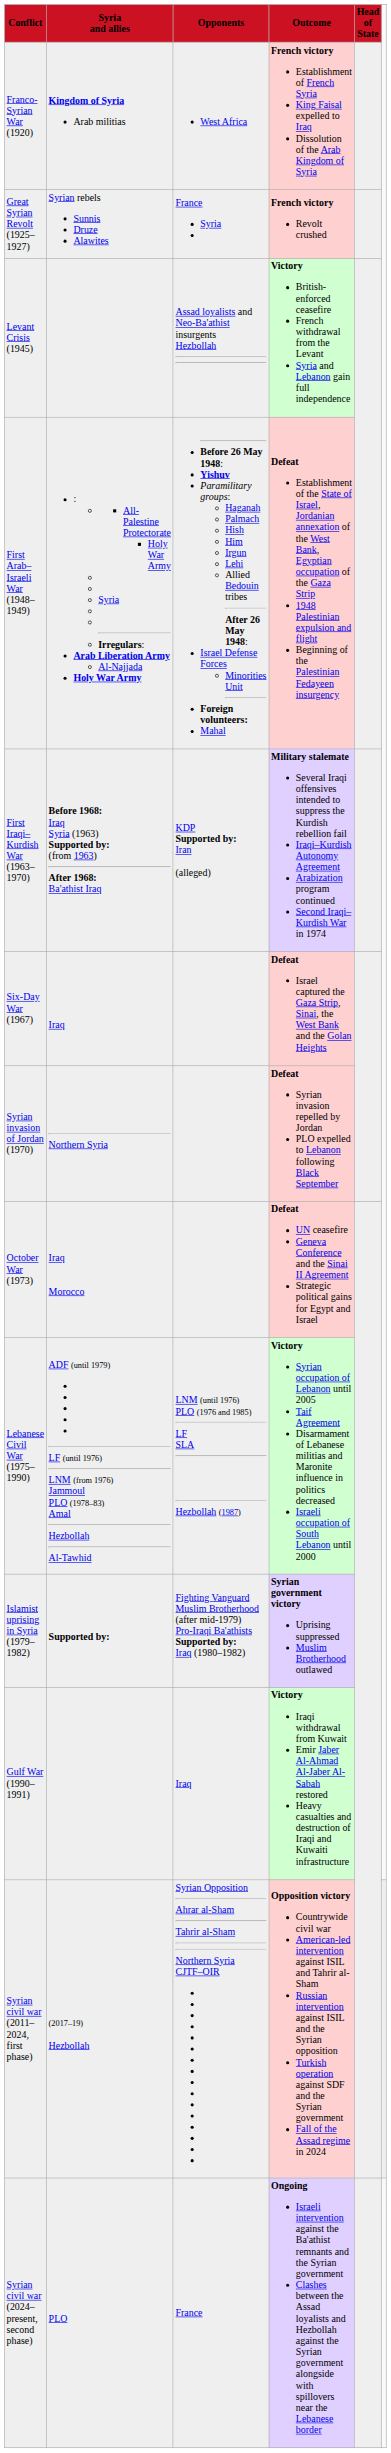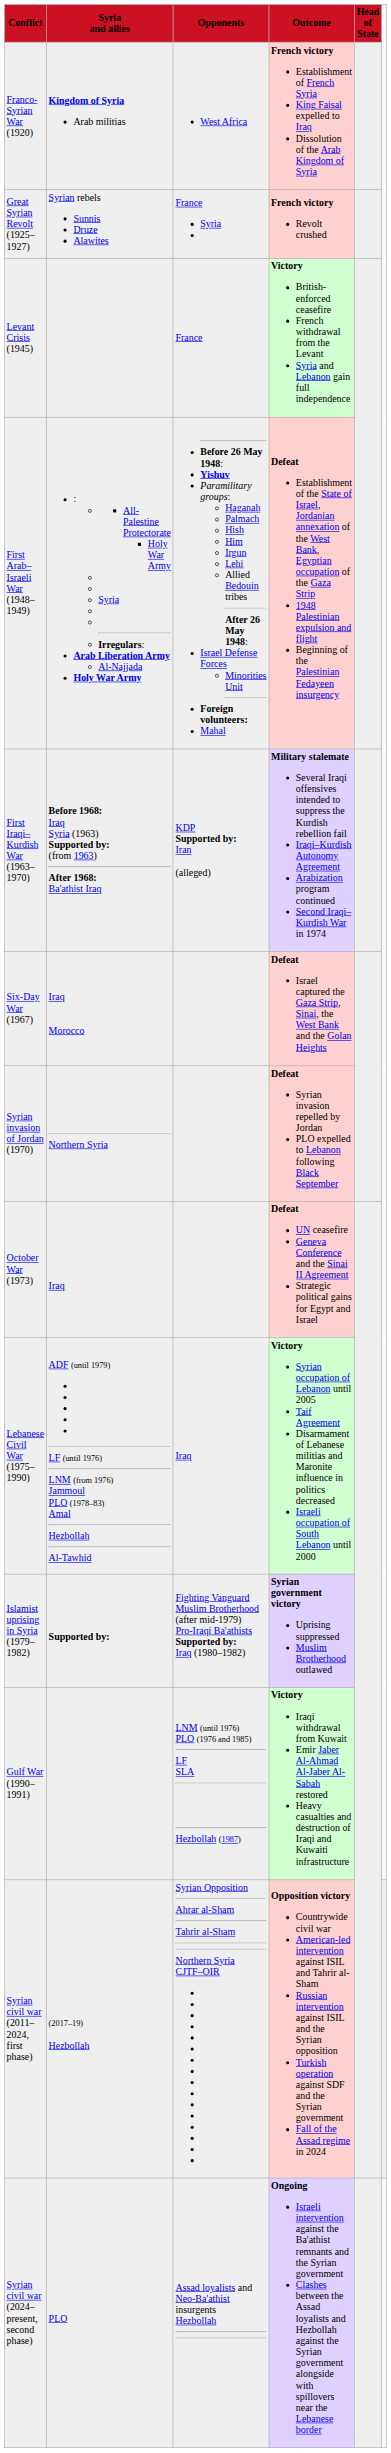(221, 335) Assad loyalists and Neo-Ba'athist insurgents Hezbollah -> (189, 337) France
(57, 1025) Iraq -> (67, 1014) Iraq Morocco
(67, 1275) Iraq Morocco -> (57, 1286) Iraq
(221, 1455) LNM (until 1976) PLO (1976 and 1985) LF SLA Hezbollah (1987) -> (184, 1455) Iraq
(184, 1783) Iraq -> (221, 1783) LNM (until 1976) PLO (1976 and 1985) LF SLA Hezbollah (1987)
(189, 2313) France -> (221, 2310) Assad loyalists and Neo-Ba'athist insurgents Hezbollah
